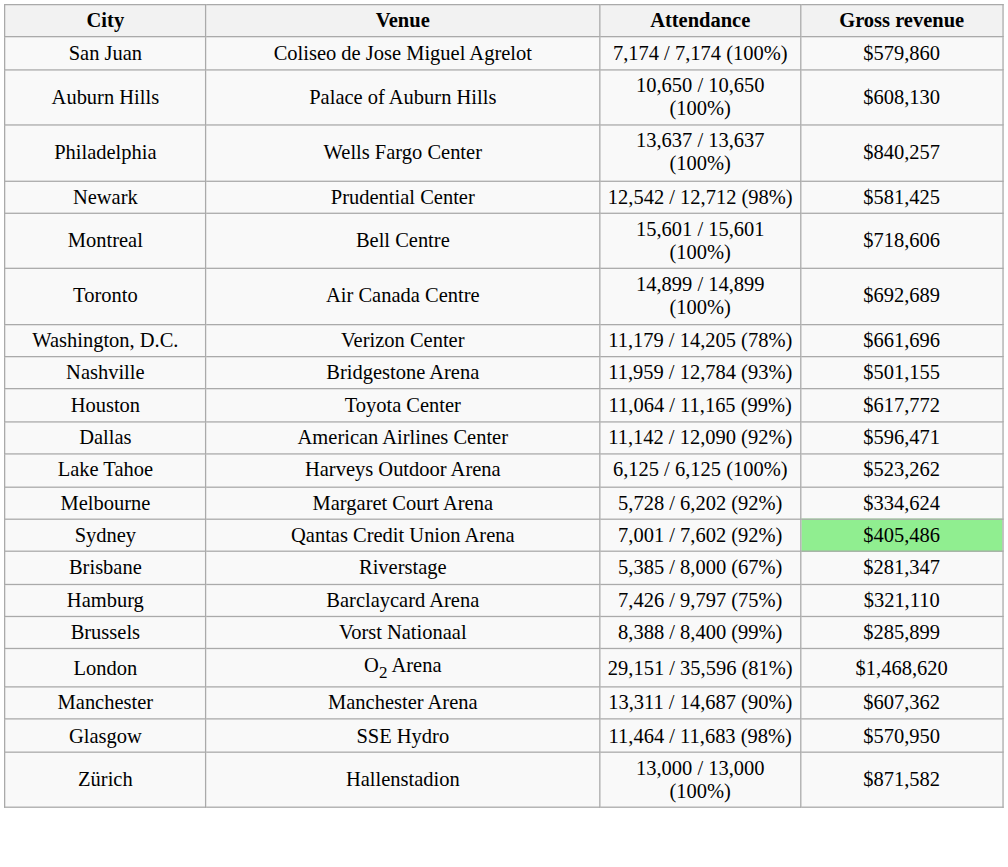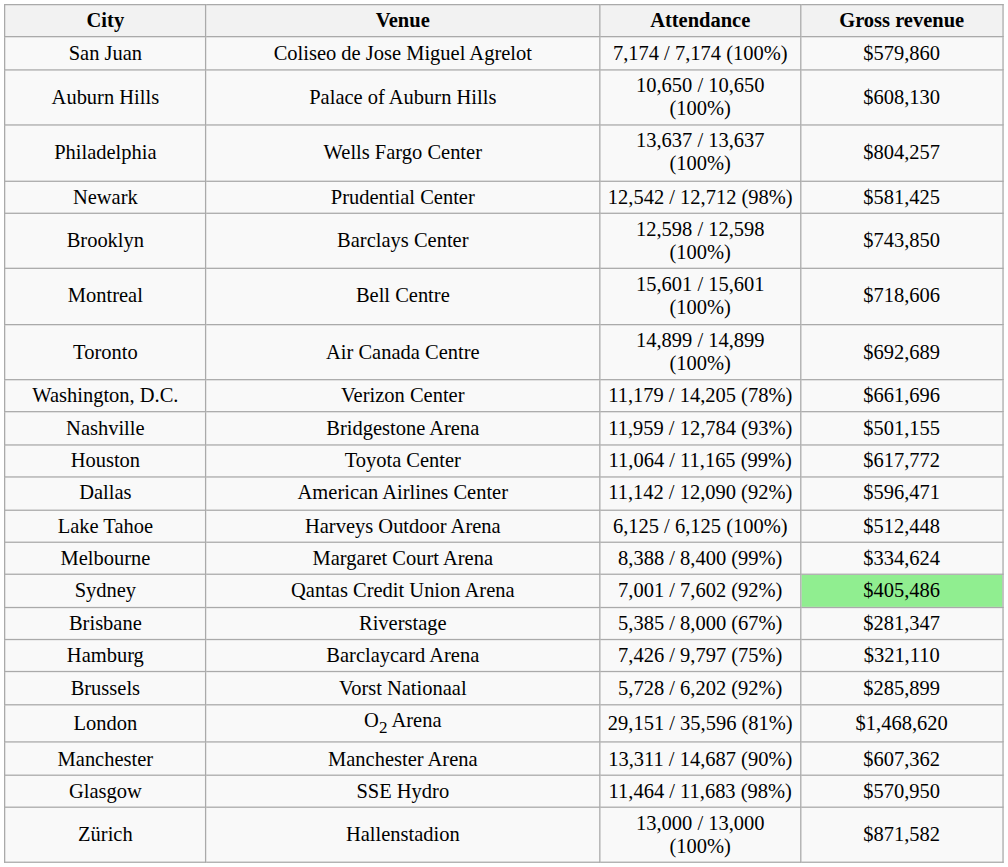(902, 152) $840,257 -> (902, 152) $804,257
+ row: (105, 240)
(902, 470) $523,262 -> (902, 525) $512,448
(700, 502) 5,728 / 6,202 (92%) -> (700, 558) 8,388 / 8,400 (99%)
(700, 632) 8,388 / 8,400 (99%) -> (700, 688) 5,728 / 6,202 (92%)
